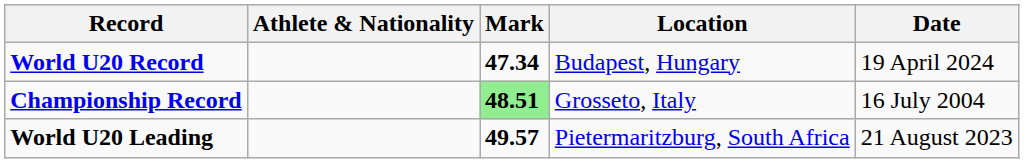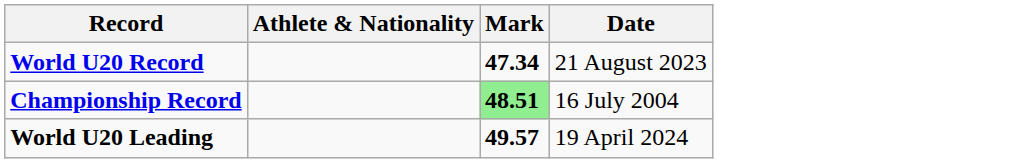- column: (702, 23)
(927, 61) 19 April 2024 -> (631, 61) 21 August 2023
(937, 137) 21 August 2023 -> (621, 137) 19 April 2024
